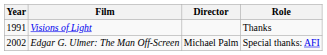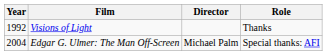(16, 27) 1991 -> (16, 27) 1992
(16, 43) 2002 -> (16, 43) 2004
